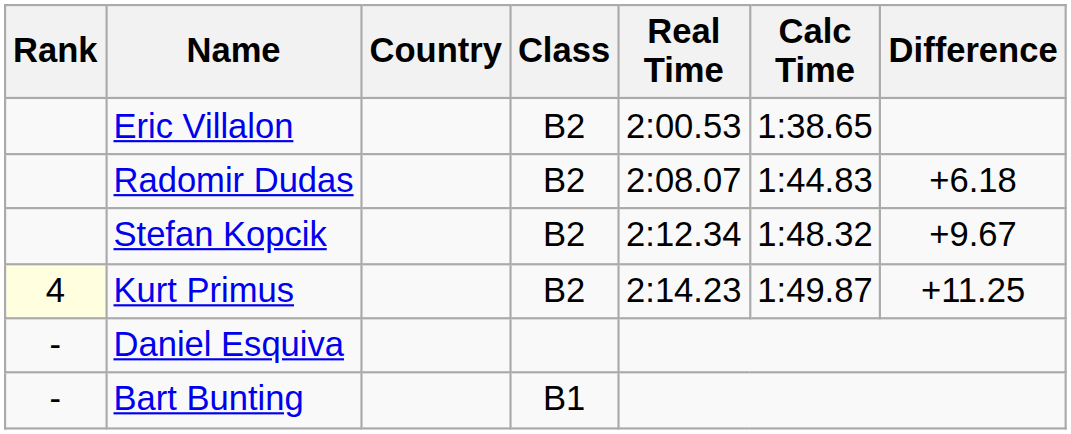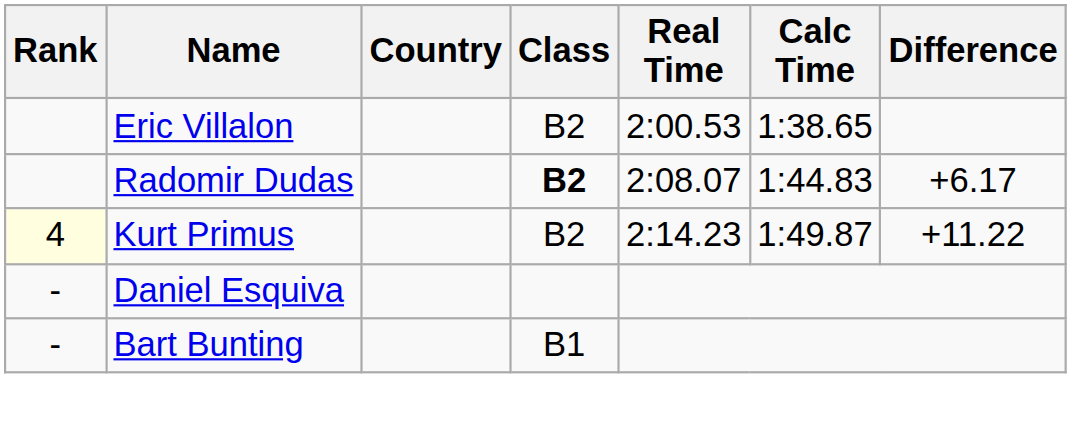(564, 180) normal -> (564, 180) bold
(973, 180) +6.18 -> (973, 180) +6.17
- row: (220, 235)
(973, 290) +11.25 -> (973, 235) +11.22
